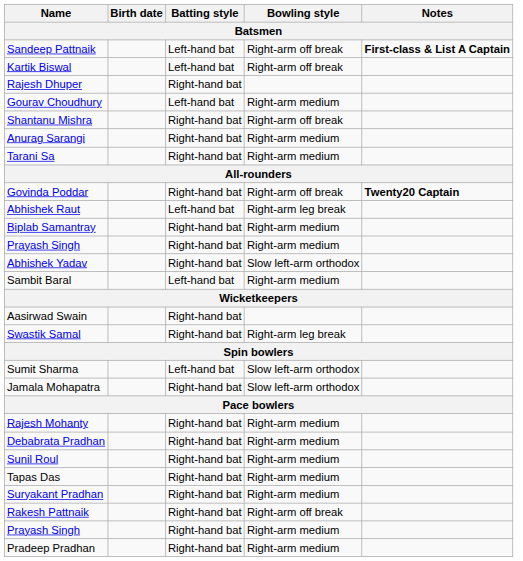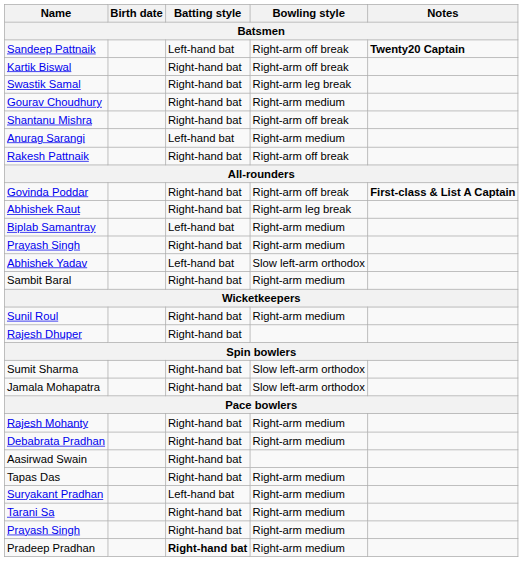(437, 49) First-class & List A Captain -> (418, 49) Twenty20 Captain
(201, 67) Left-hand bat -> (205, 67) Right-hand bat
rows swapped: (44, 334) <-> (44, 85)
(201, 102) Left-hand bat -> (205, 102) Right-hand bat
(205, 138) Right-hand bat -> (201, 138) Left-hand bat
rows swapped: (48, 512) <-> (31, 156)
(412, 192) Twenty20 Captain -> (443, 192) First-class & List A Captain
(201, 209) Left-hand bat -> (205, 209) Right-hand bat
(205, 227) Right-hand bat -> (201, 227) Left-hand bat
(205, 263) Right-hand bat -> (201, 263) Left-hand bat
(201, 281) Left-hand bat -> (205, 281) Right-hand bat
rows swapped: (47, 316) <-> (33, 459)
(201, 370) Left-hand bat -> (205, 370) Right-hand bat
(205, 494) Right-hand bat -> (201, 494) Left-hand bat
(205, 548) normal -> (208, 548) bold
